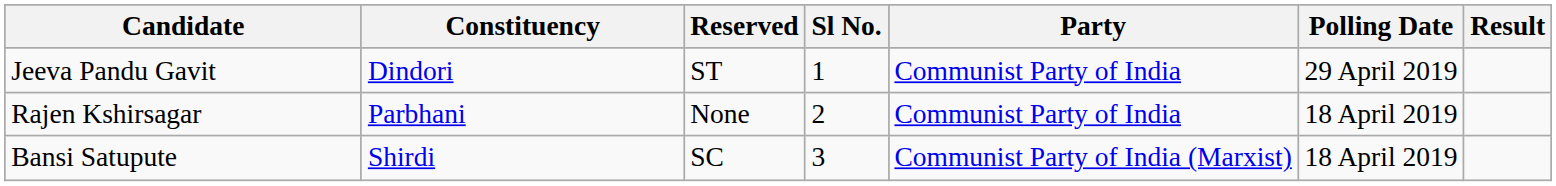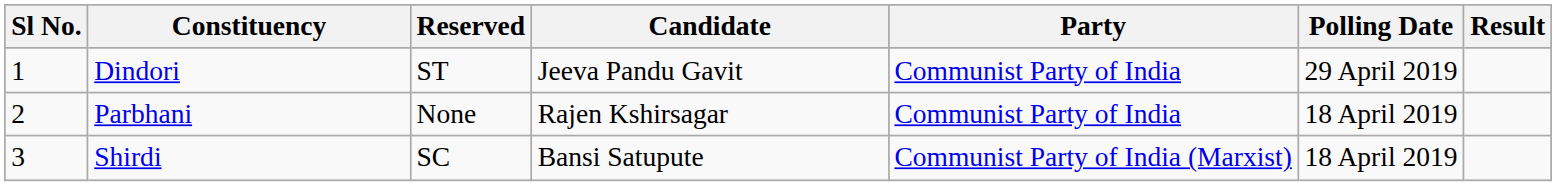columns swapped: (847, 26) <-> (183, 26)
